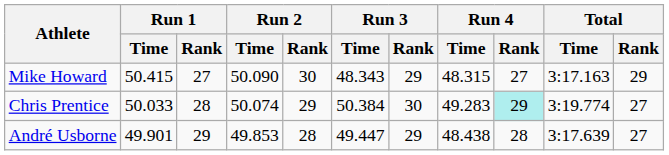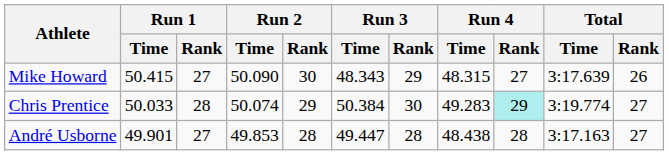(579, 77) 3:17.163 -> (579, 77) 3:17.639
(638, 77) 29 -> (638, 77) 26
(202, 135) 29 -> (202, 135) 27
(413, 135) 29 -> (413, 135) 28
(579, 135) 3:17.639 -> (579, 135) 3:17.163
